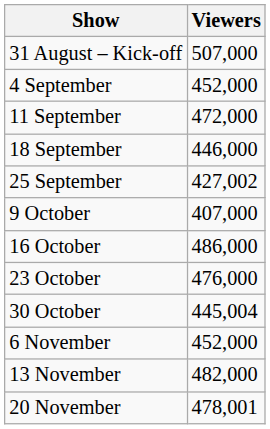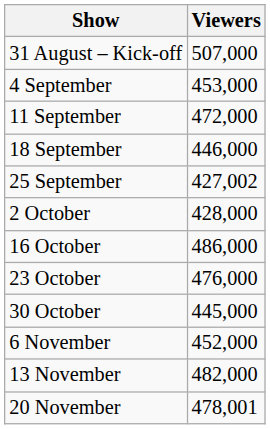(225, 85) 452,000 -> (225, 85) 453,000
+ row: (50, 213)
- row: (50, 213)
(225, 310) 445,004 -> (225, 310) 445,000
